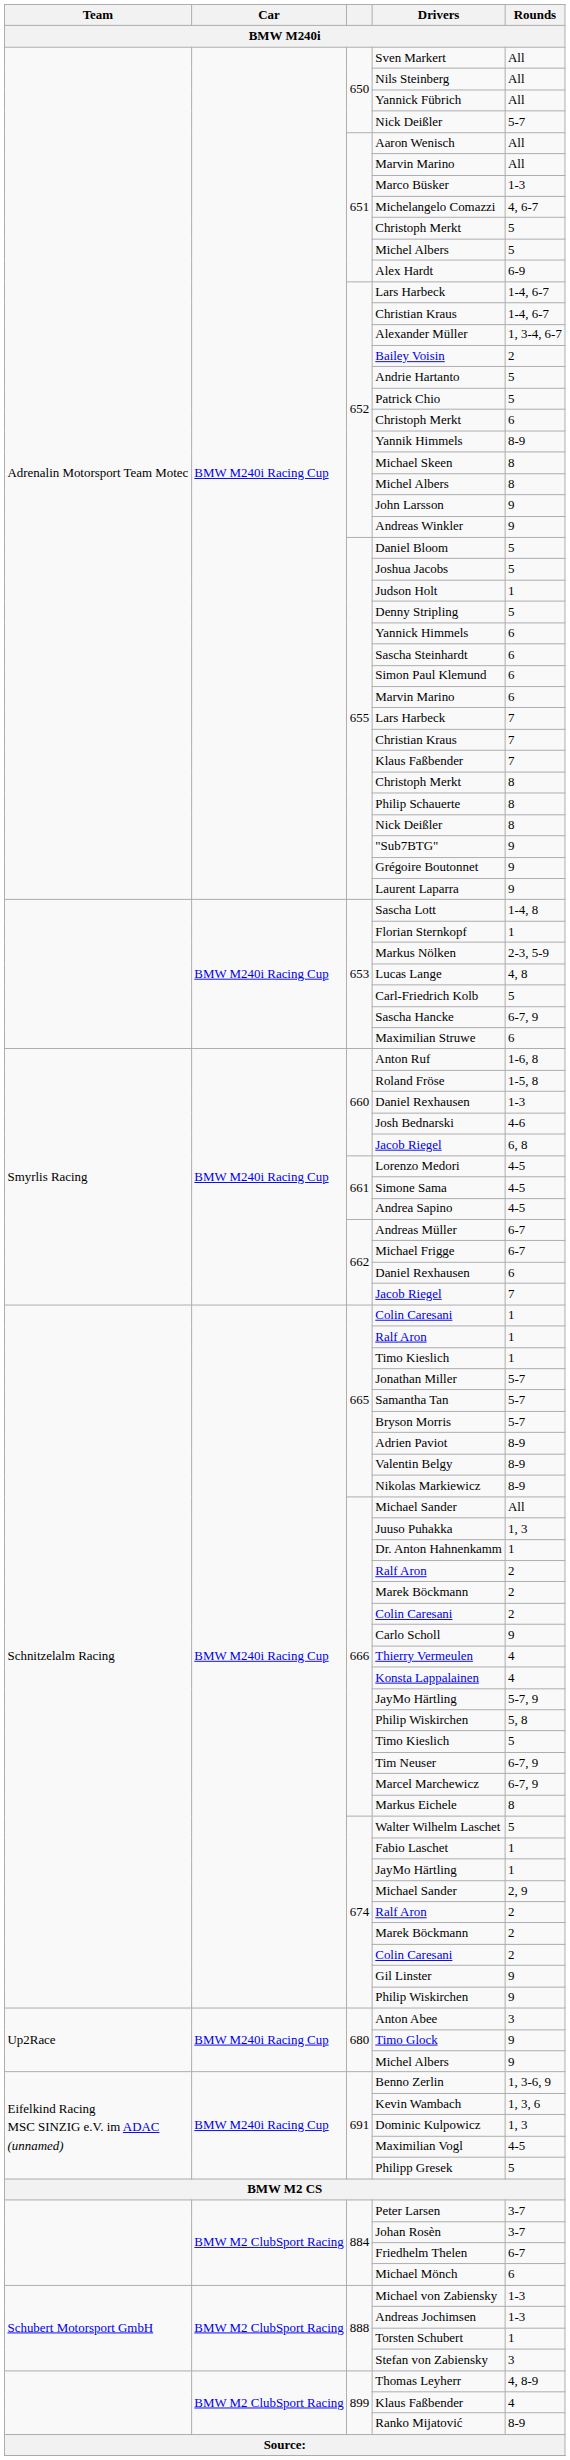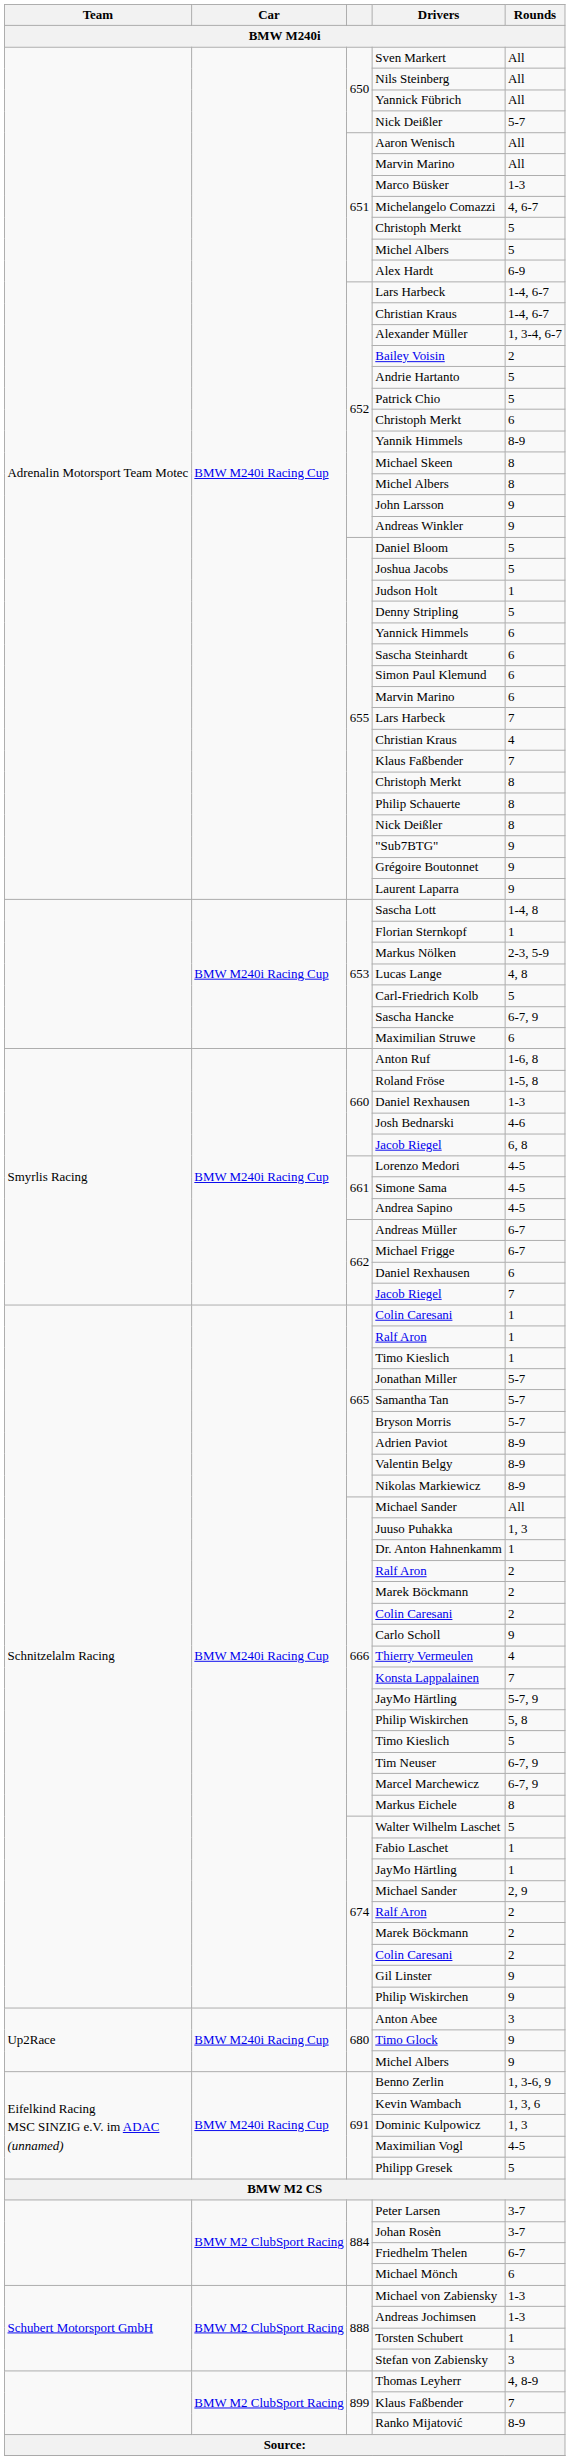(511, 739) 7 -> (511, 739) 4
(511, 1677) 4 -> (511, 1677) 7
(511, 2402) 4 -> (511, 2402) 7
